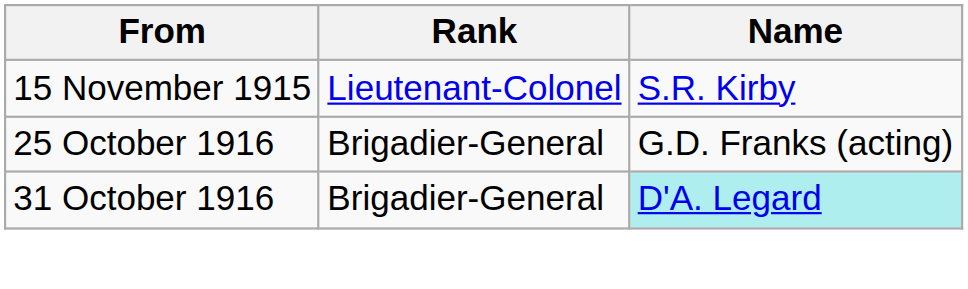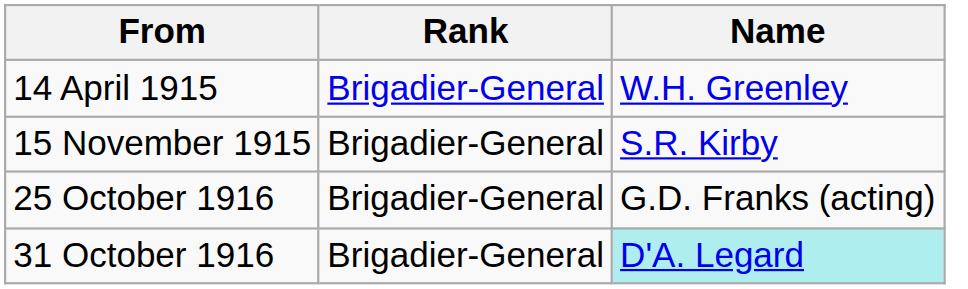+ row: (115, 87)
(474, 87) Lieutenant-Colonel -> (466, 143) Brigadier-General
